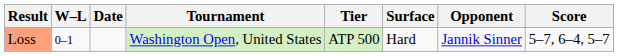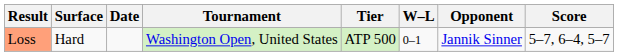columns swapped: (71, 16) <-> (410, 16)
